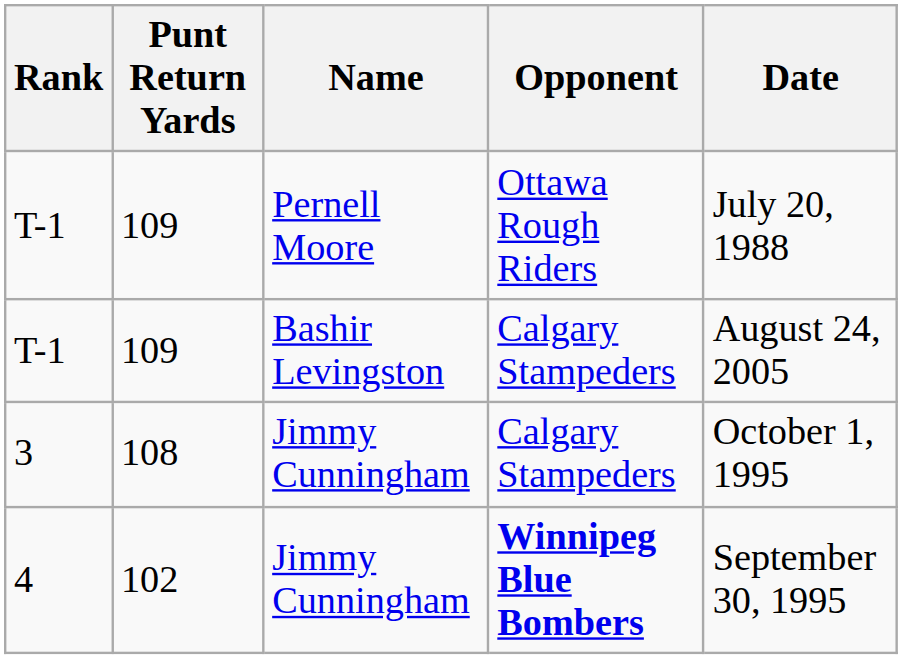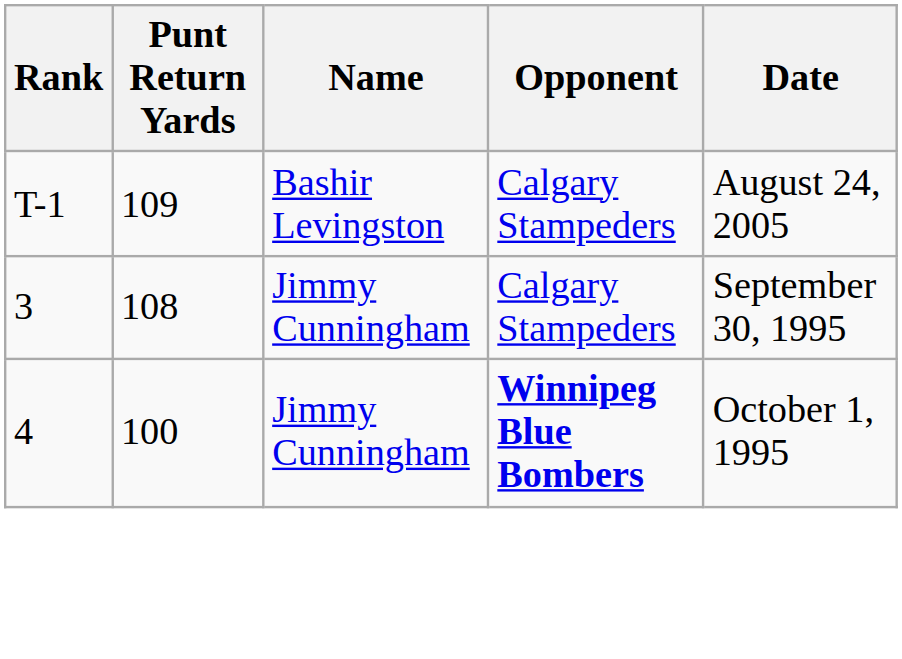- row: (40, 224)
(793, 453) October 1, 1995 -> (794, 306) September 30, 1995
(150, 578) 102 -> (150, 431) 100
(794, 578) September 30, 1995 -> (793, 431) October 1, 1995
